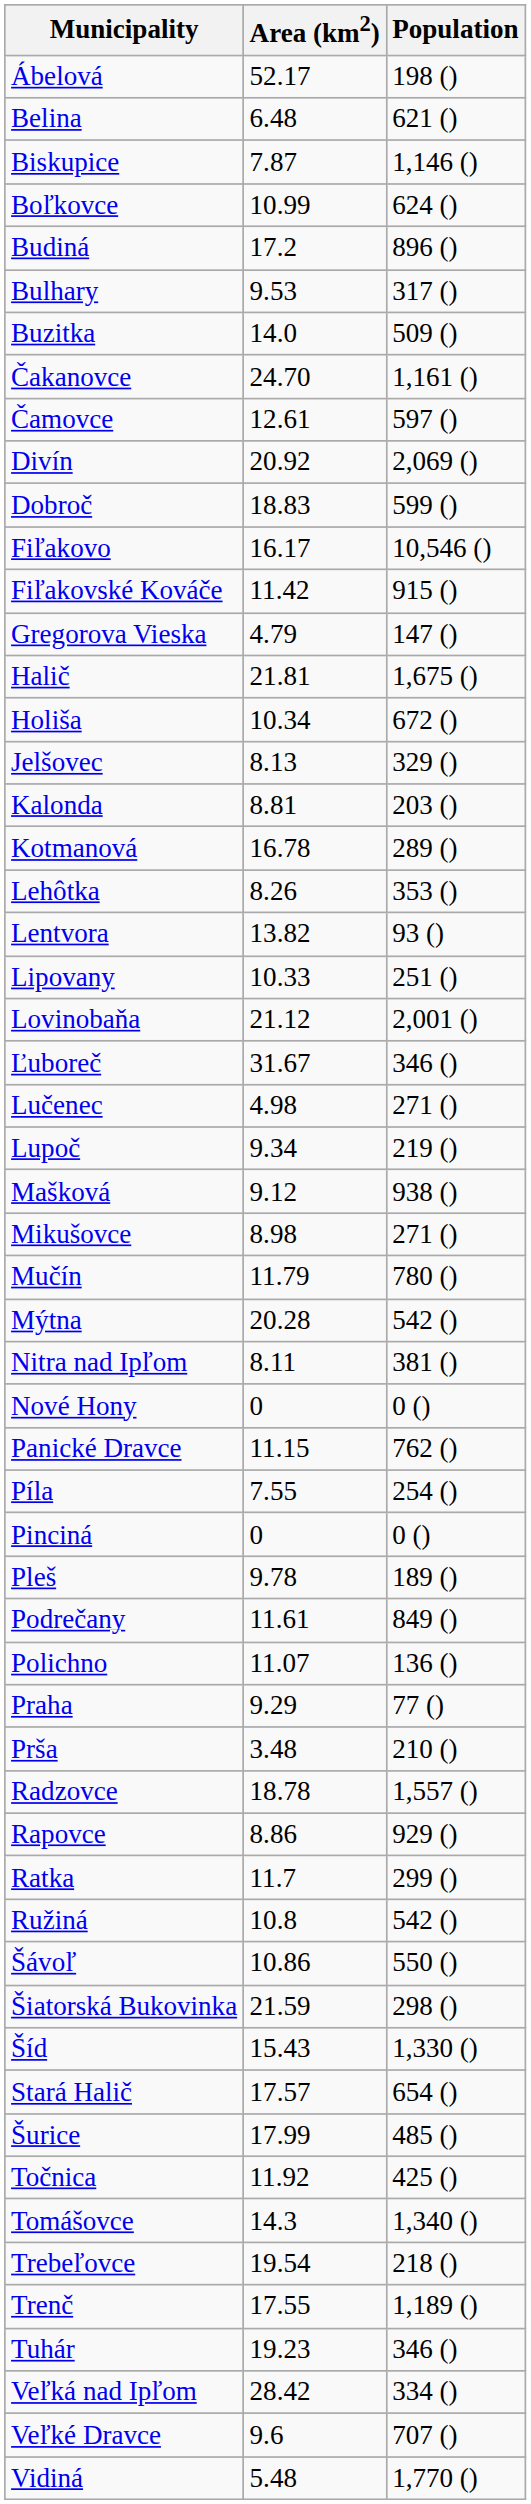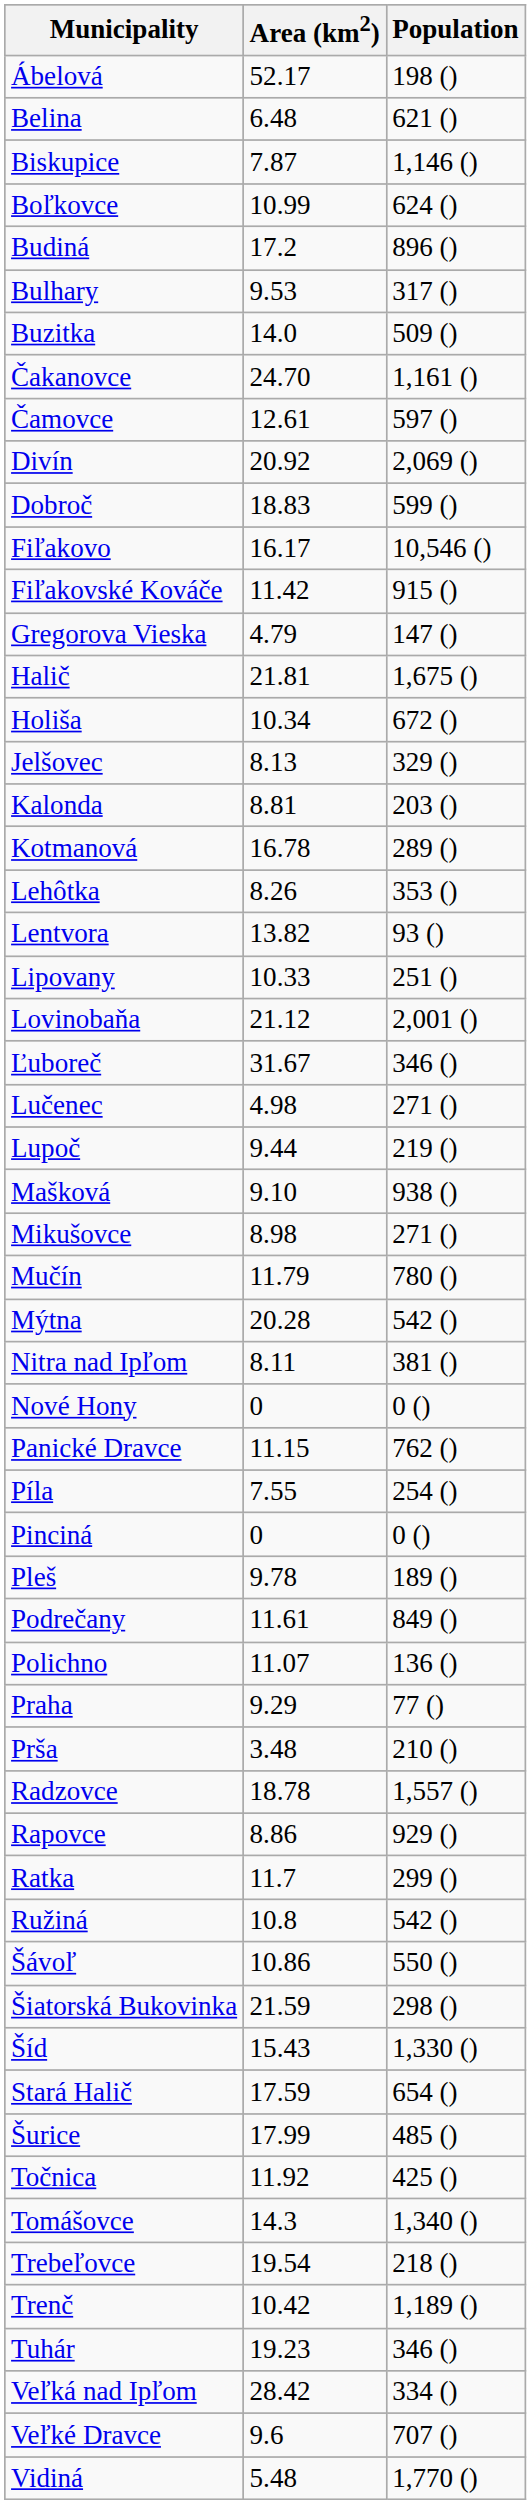(273, 1148) 9.34 -> (273, 1148) 9.44
(273, 1191) 9.12 -> (273, 1191) 9.10
(280, 2091) 17.57 -> (280, 2091) 17.59
(280, 2306) 17.55 -> (280, 2306) 10.42
